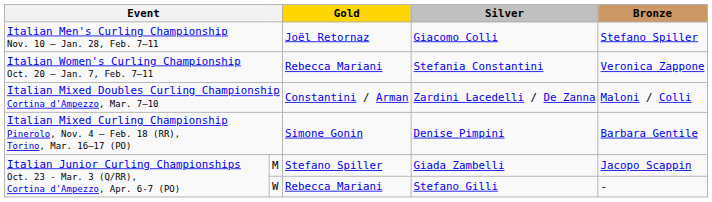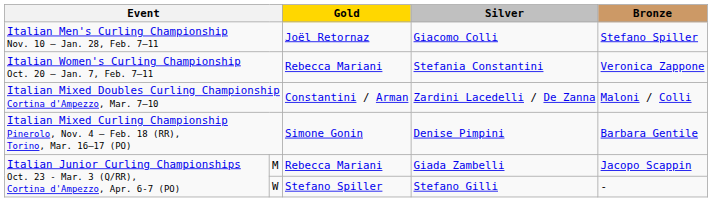(334, 165) Stefano Spiller -> (334, 165) Rebecca Mariani
(334, 186) Rebecca Mariani -> (334, 186) Stefano Spiller
